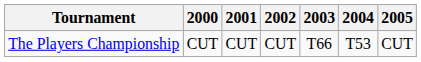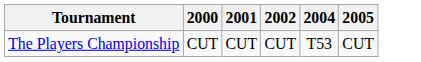- column: (319, 17)
